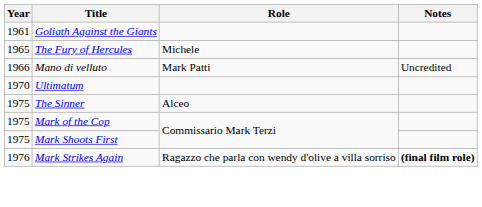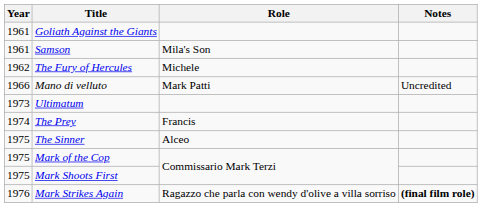+ row: (53, 49)
(18, 49) 1965 -> (18, 67) 1962
(18, 85) 1970 -> (18, 103) 1973
+ row: (55, 121)
